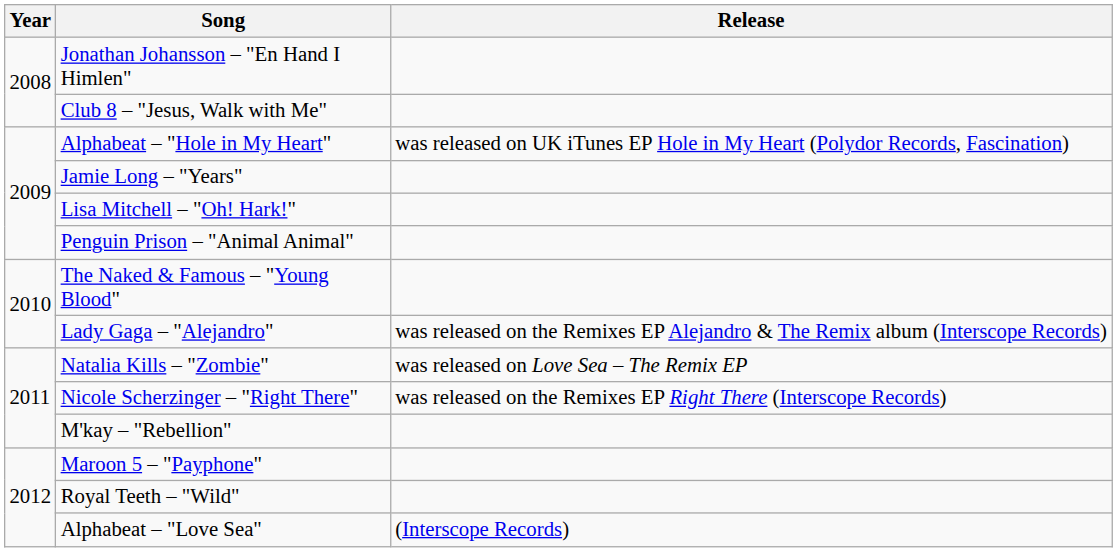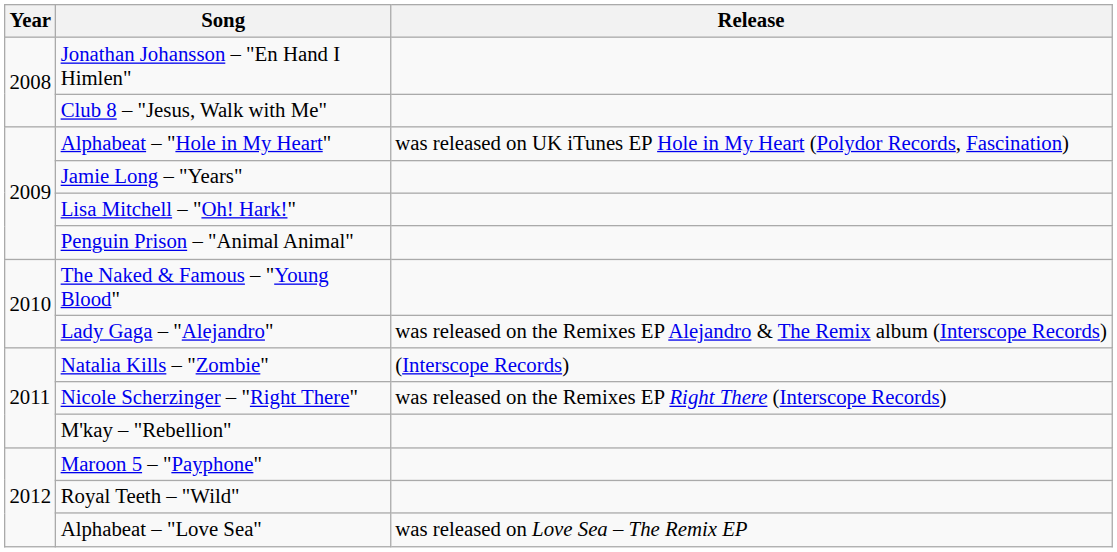(571, 364) was released on Love Sea – The Remix EP -> (482, 364) (Interscope Records)
(482, 529) (Interscope Records) -> (571, 529) was released on Love Sea – The Remix EP
